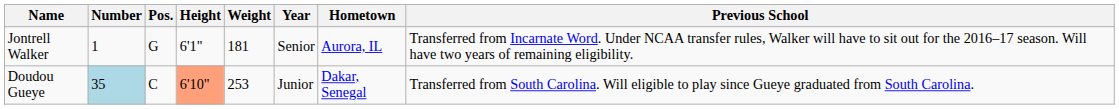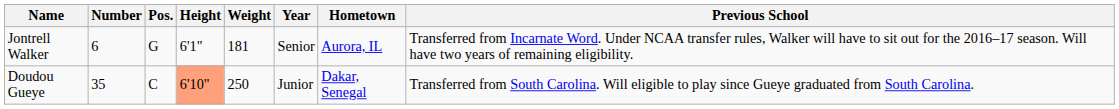(95, 46) 1 -> (95, 46) 6
(98, 84) lightblue background -> (98, 84) no background
(238, 84) 253 -> (238, 84) 250
